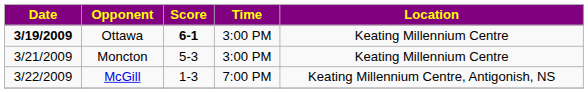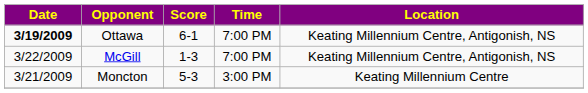(189, 35) bold -> (189, 35) normal
(247, 35) 3:00 PM -> (247, 35) 7:00 PM
(432, 35) Keating Millennium Centre -> (432, 35) Keating Millennium Centre, Antigonish, NS
rows swapped: (122, 56) <-> (122, 77)
